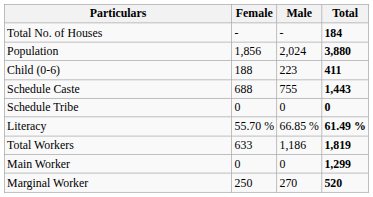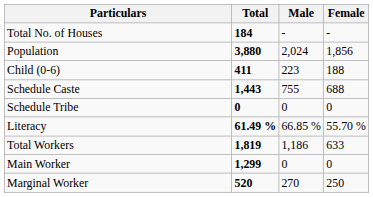columns swapped: (345, 13) <-> (254, 13)
